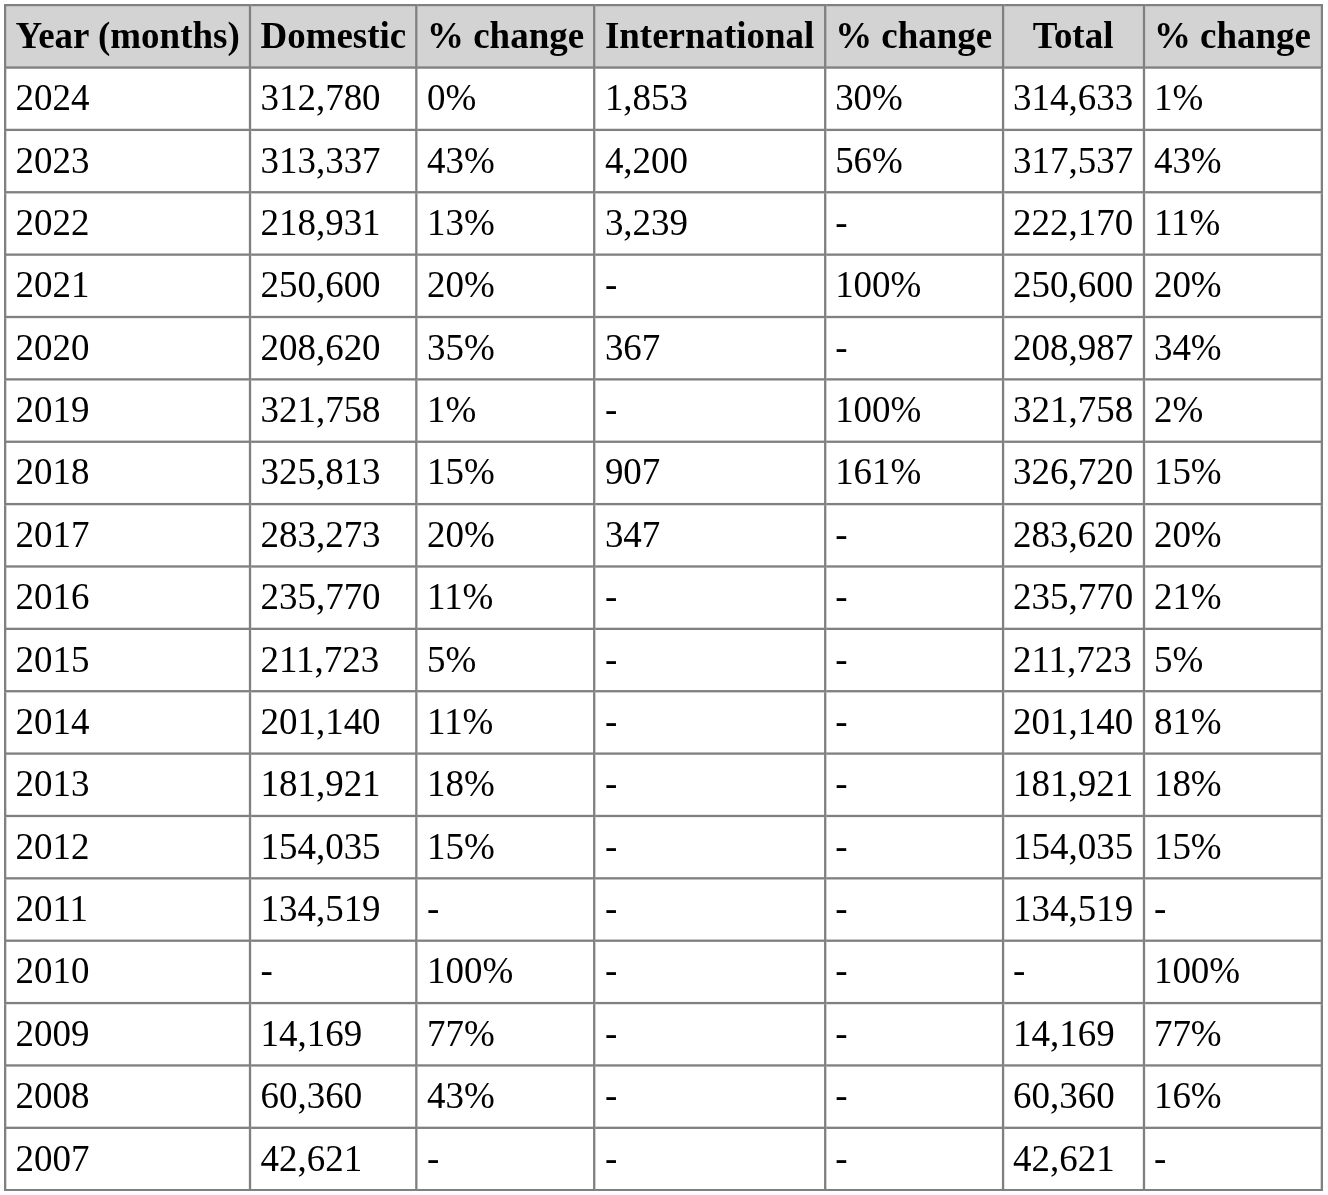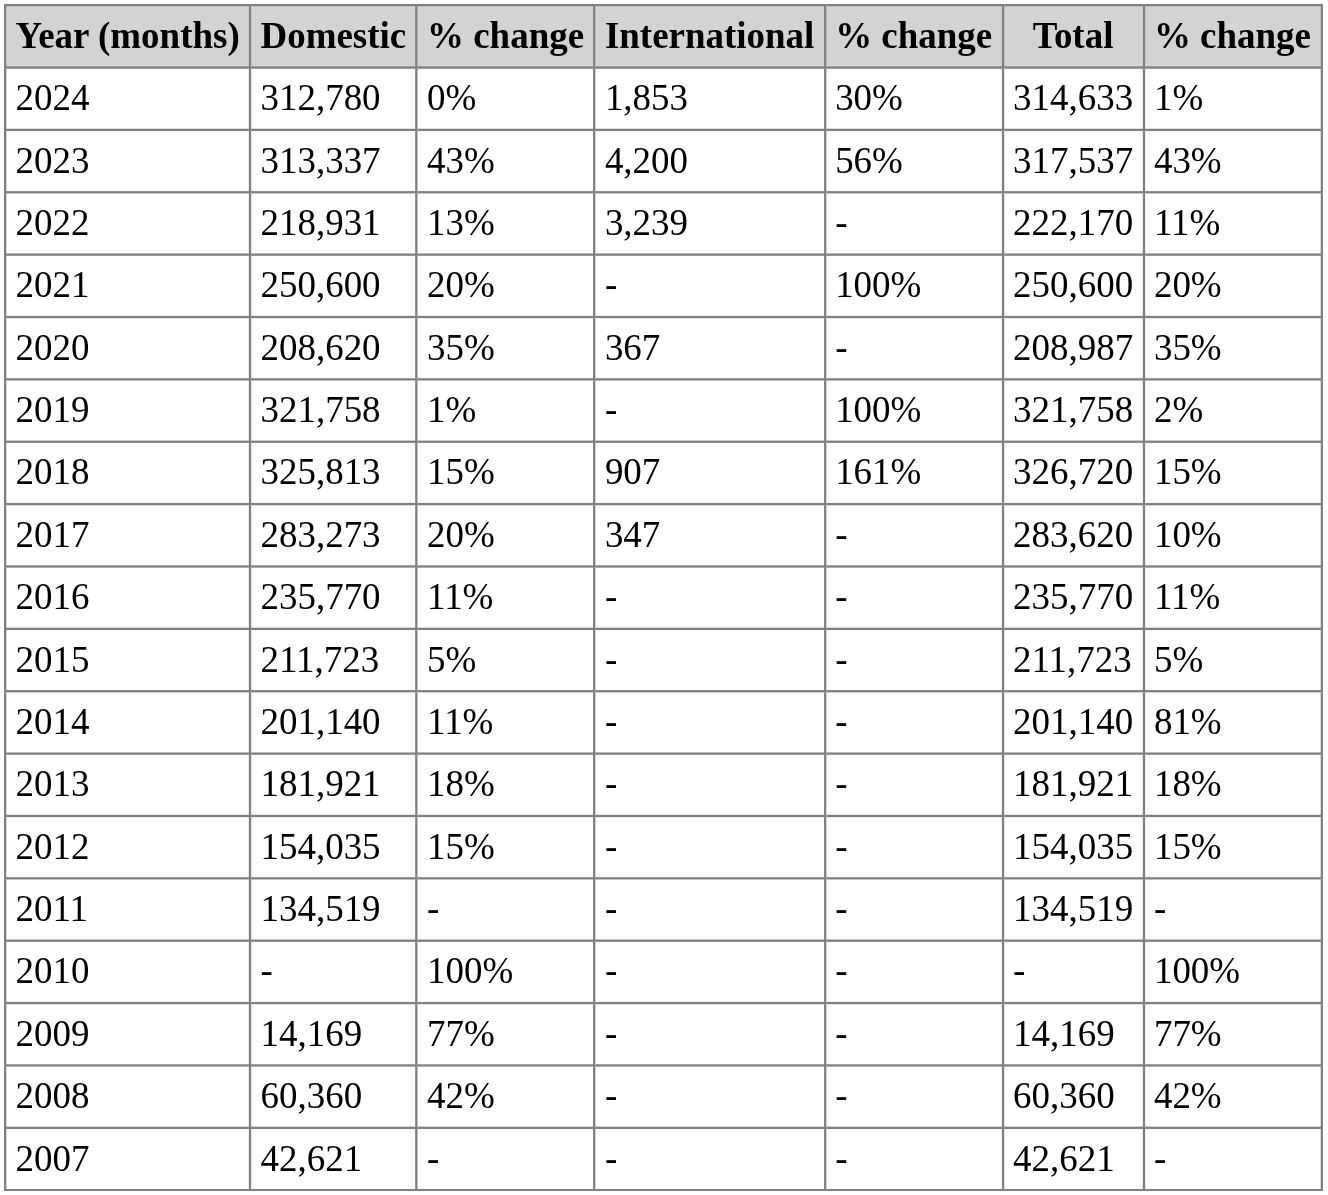(1188, 347) 34% -> (1188, 347) 35%
(1188, 534) 20% -> (1188, 534) 10%
(1188, 597) 21% -> (1187, 597) 11%
(461, 1095) 43% -> (461, 1095) 42%
(1188, 1095) 16% -> (1188, 1095) 42%
